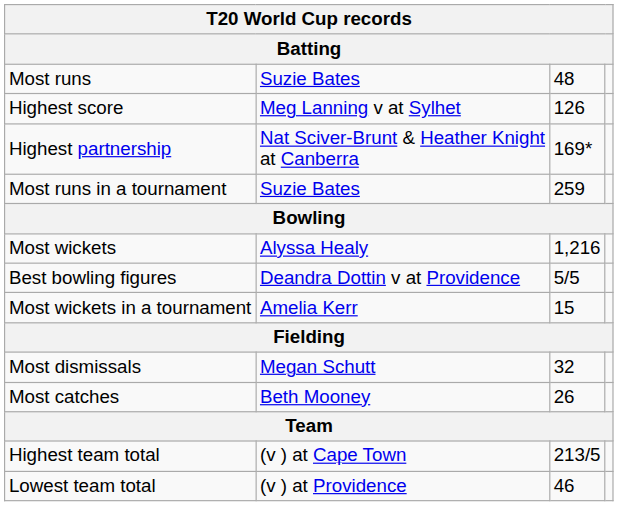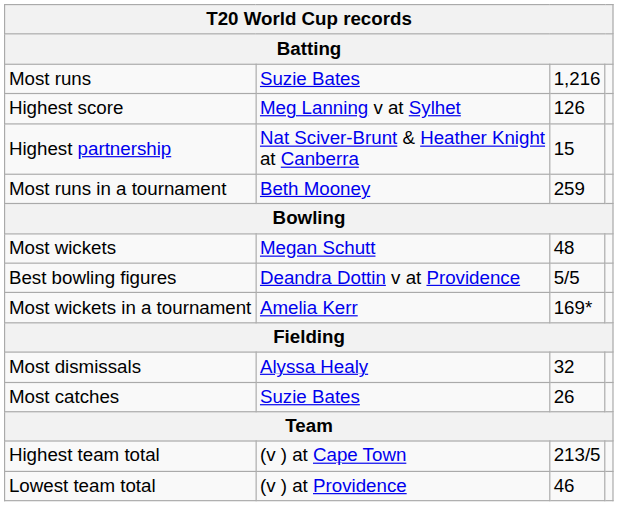(564, 78) 48 -> (577, 78) 1,216
(573, 148) 169* -> (564, 148) 15
(310, 188) Suzie Bates -> (315, 188) Beth Mooney
(314, 248) Alyssa Healy -> (318, 248) Megan Schutt
(577, 248) 1,216 -> (564, 248) 48
(564, 307) 15 -> (573, 307) 169*
(318, 366) Megan Schutt -> (314, 366) Alyssa Healy
(315, 396) Beth Mooney -> (310, 396) Suzie Bates
